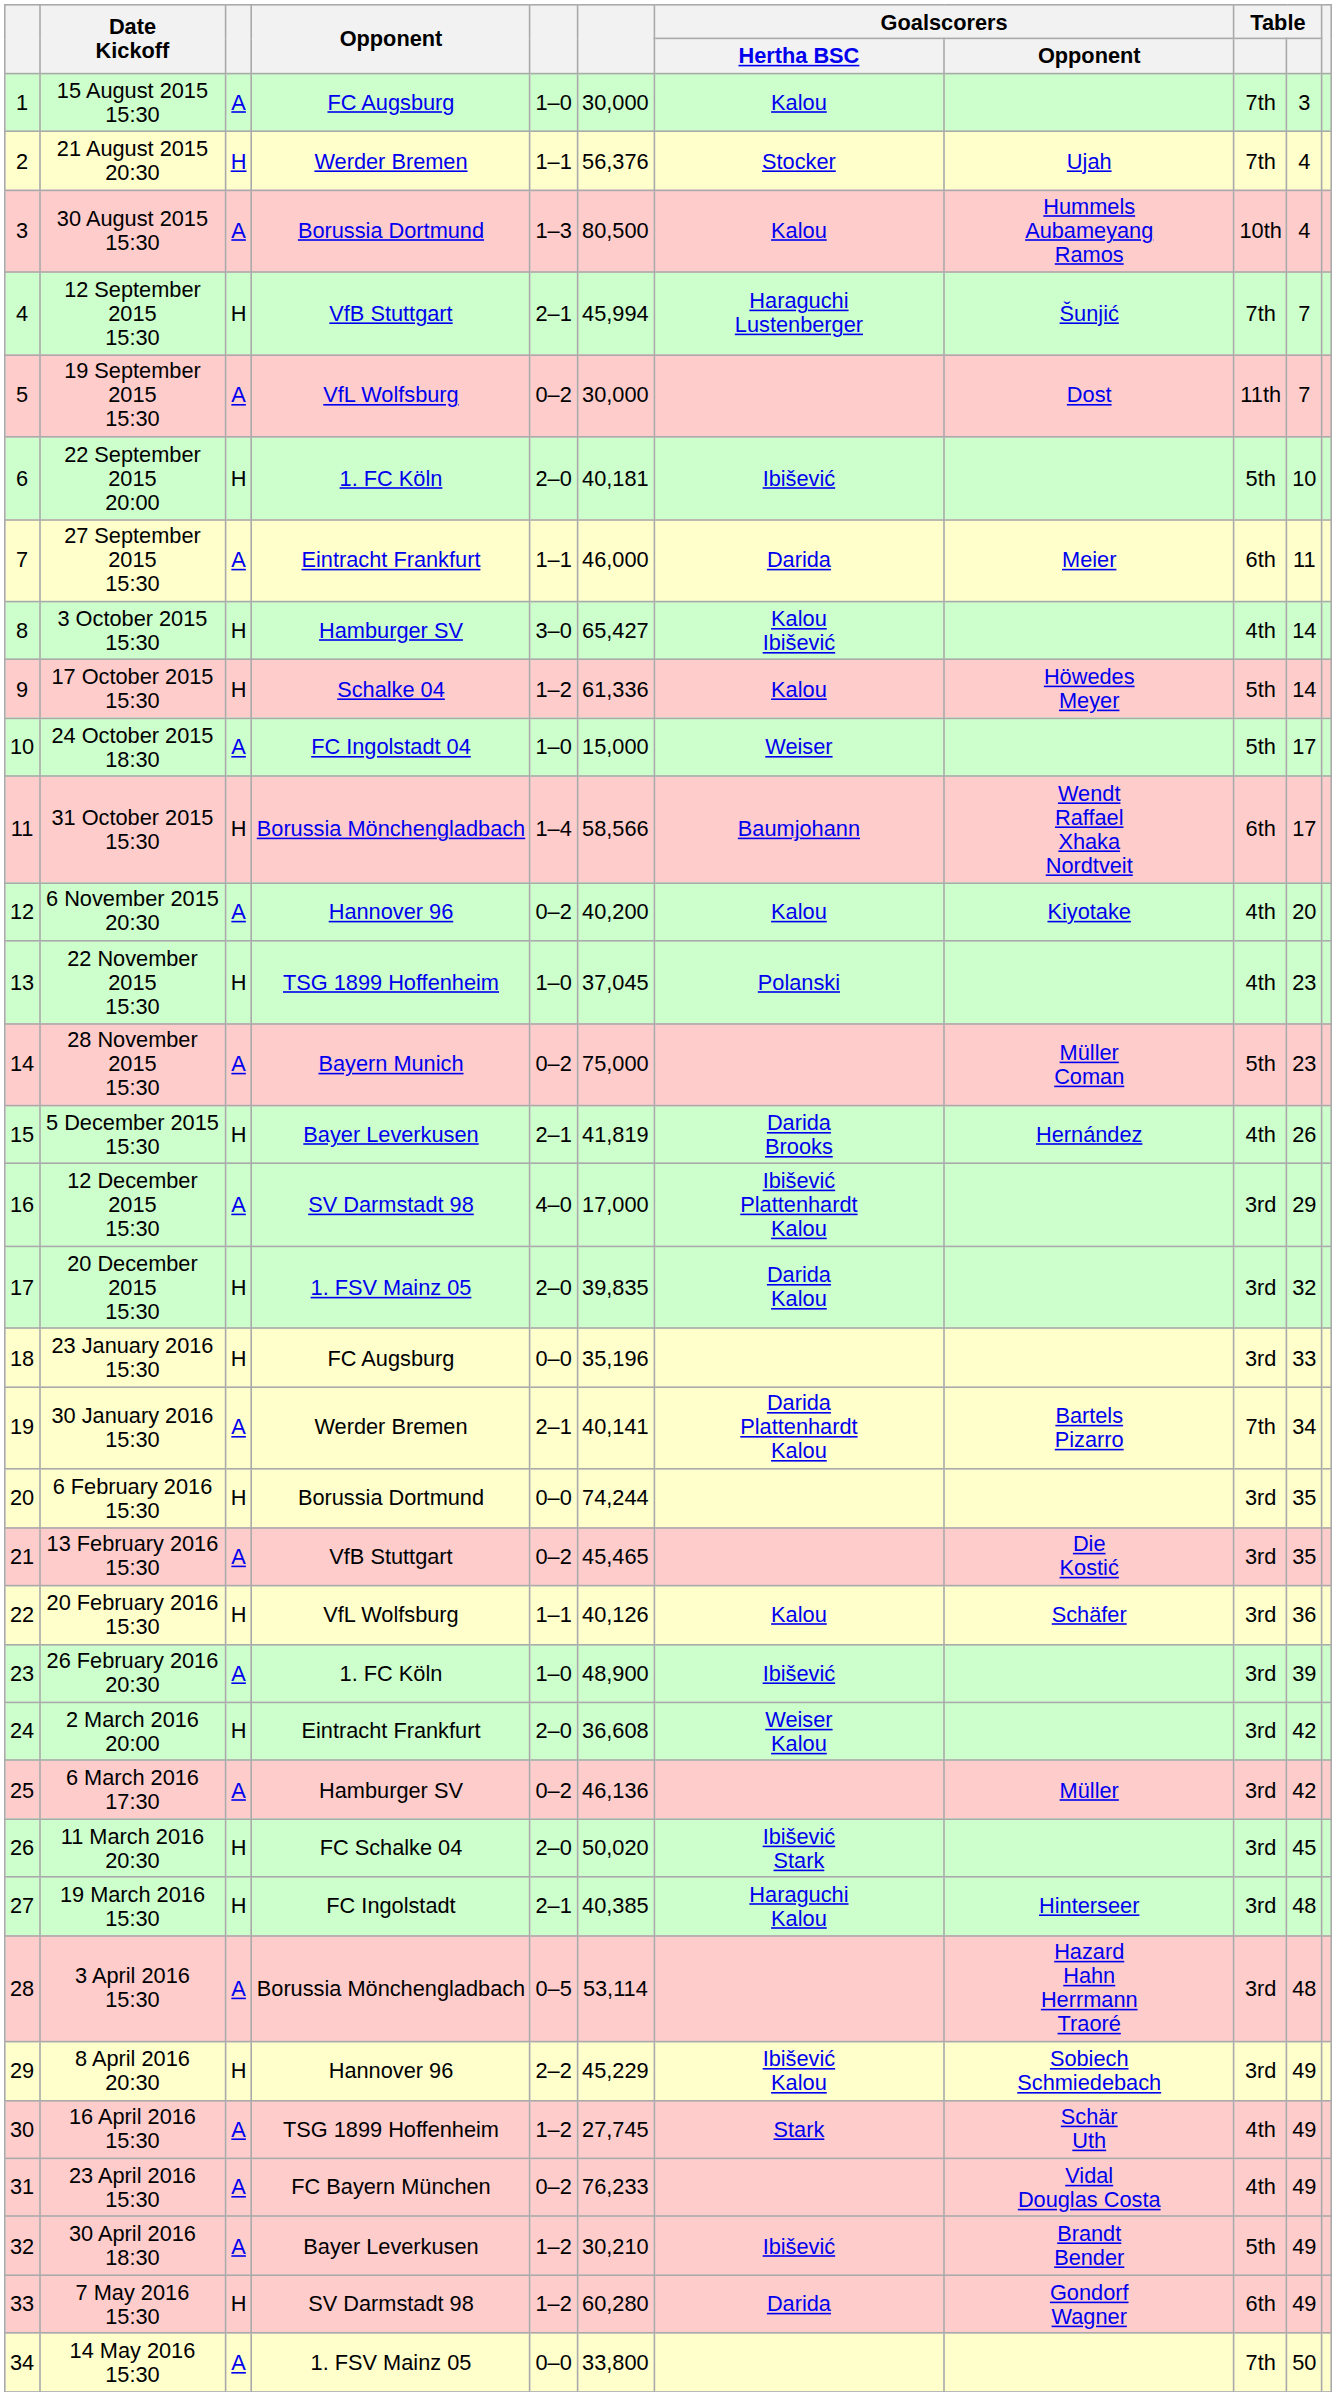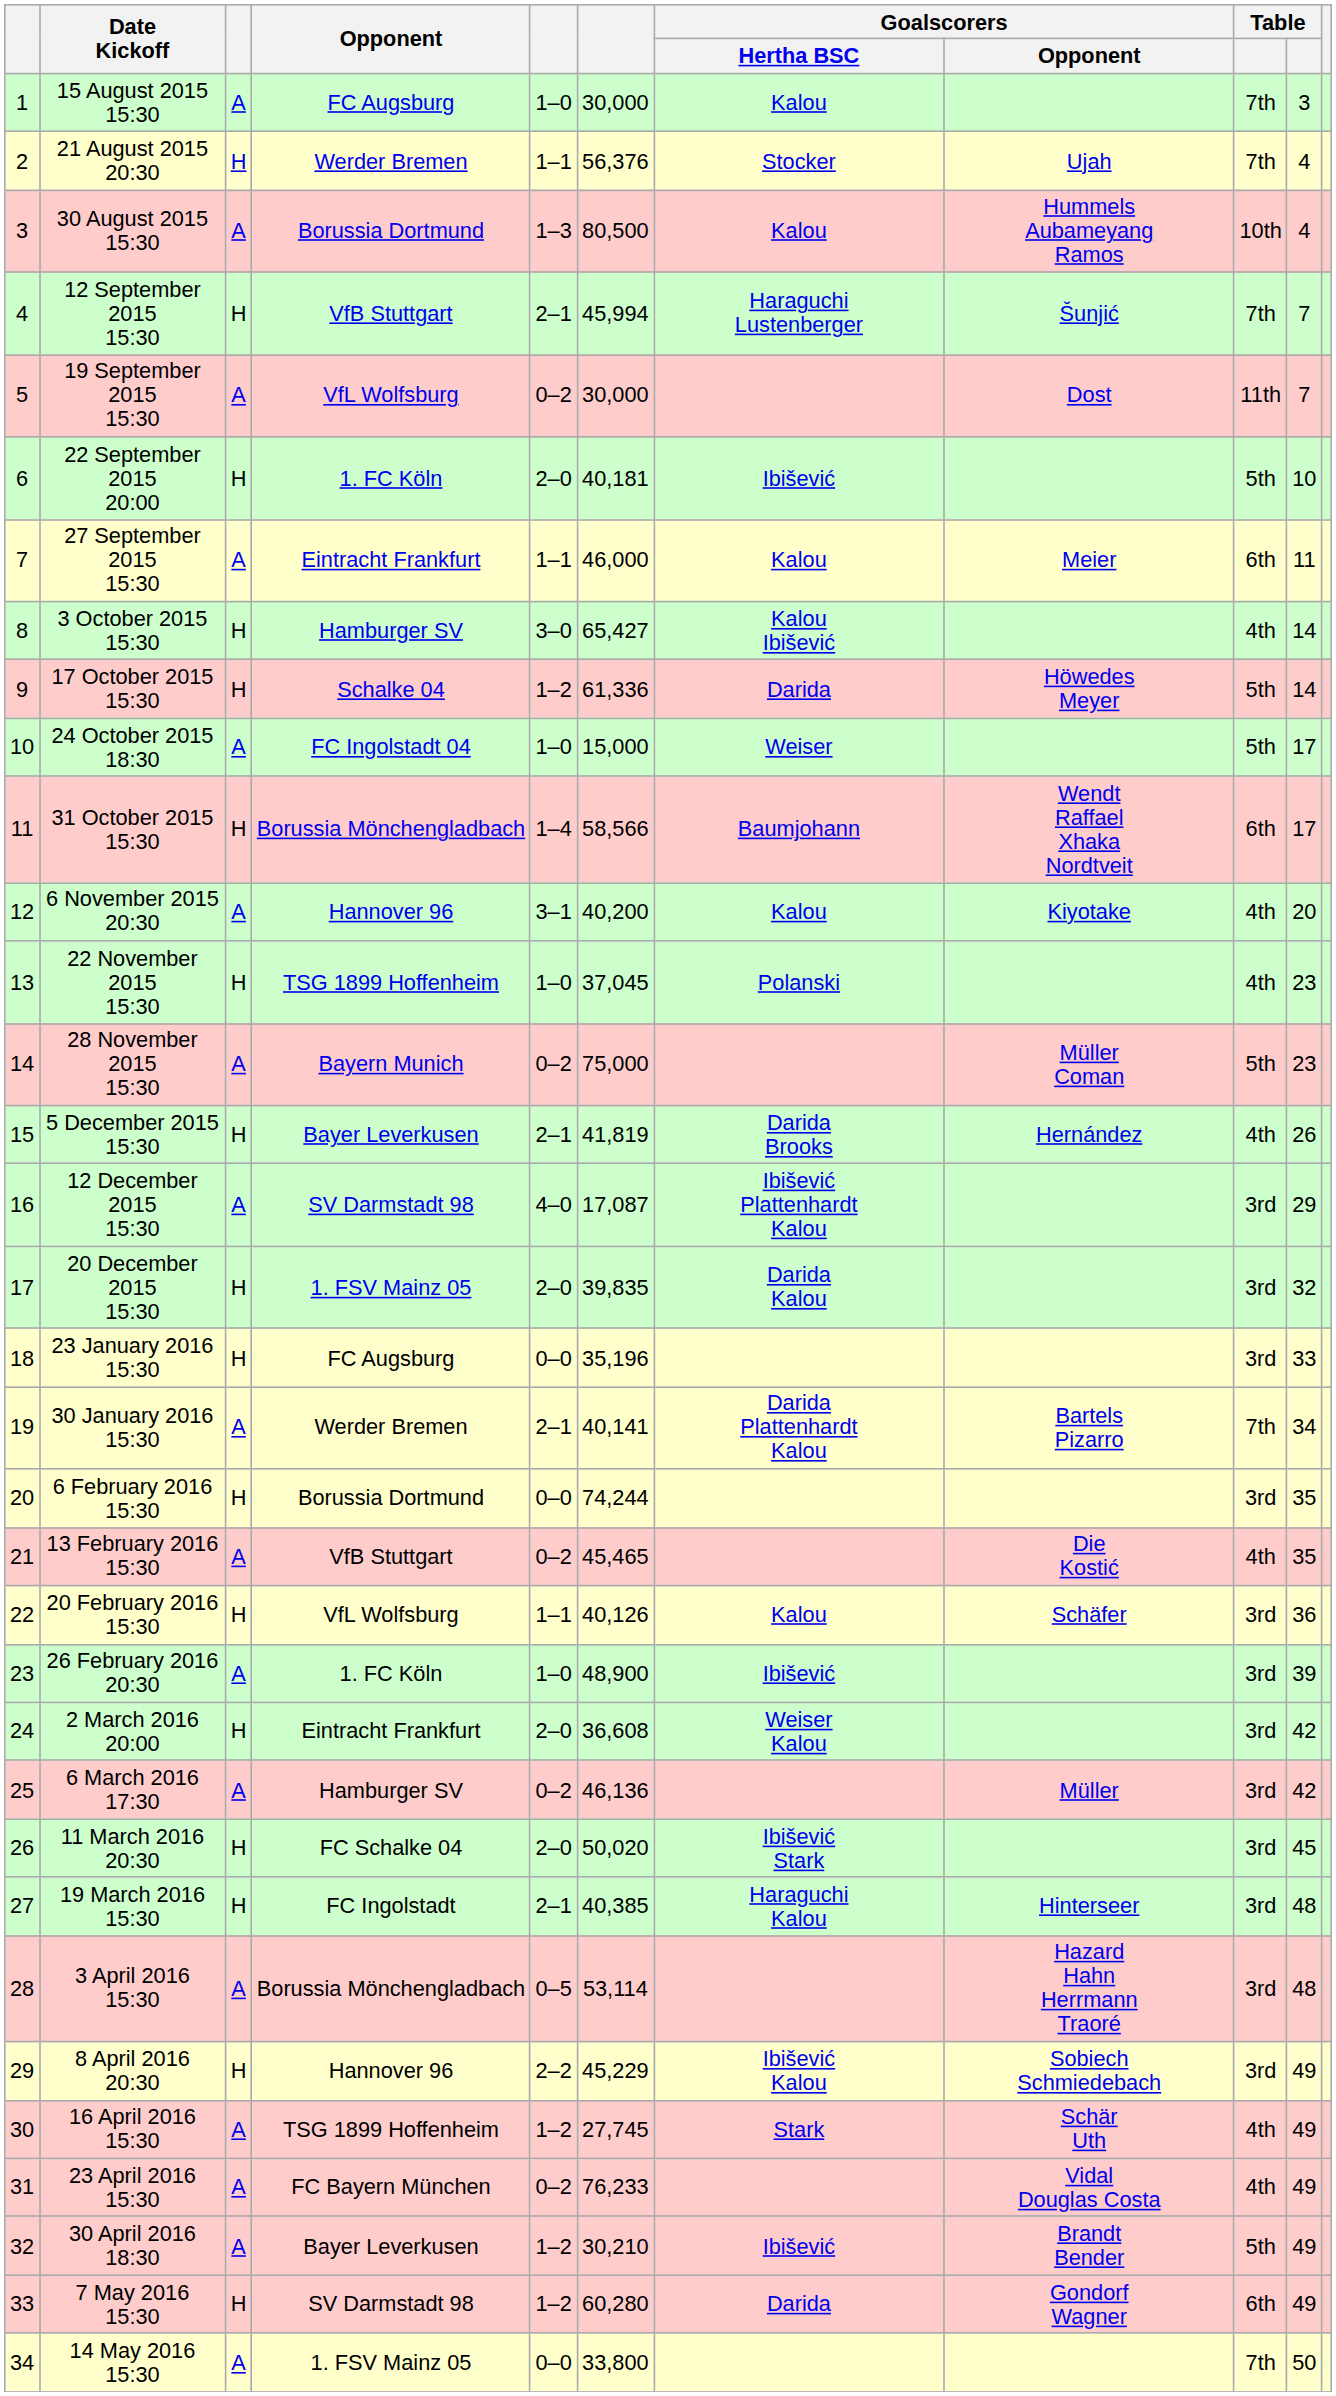(799, 560) Darida -> (799, 560) Kalou
(799, 689) Kalou -> (799, 689) Darida
(554, 911) 0–2 -> (554, 911) 3–1
(615, 1205) 17,000 -> (615, 1205) 17,087
(1261, 1556) 3rd -> (1261, 1556) 4th
